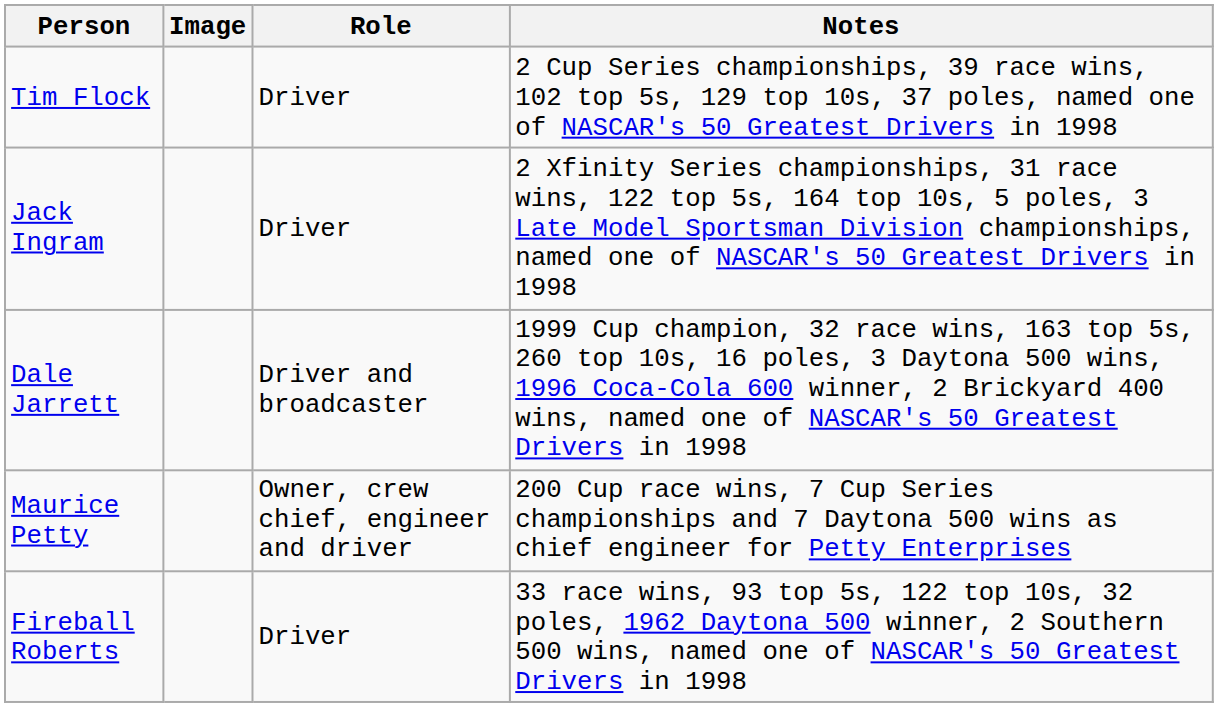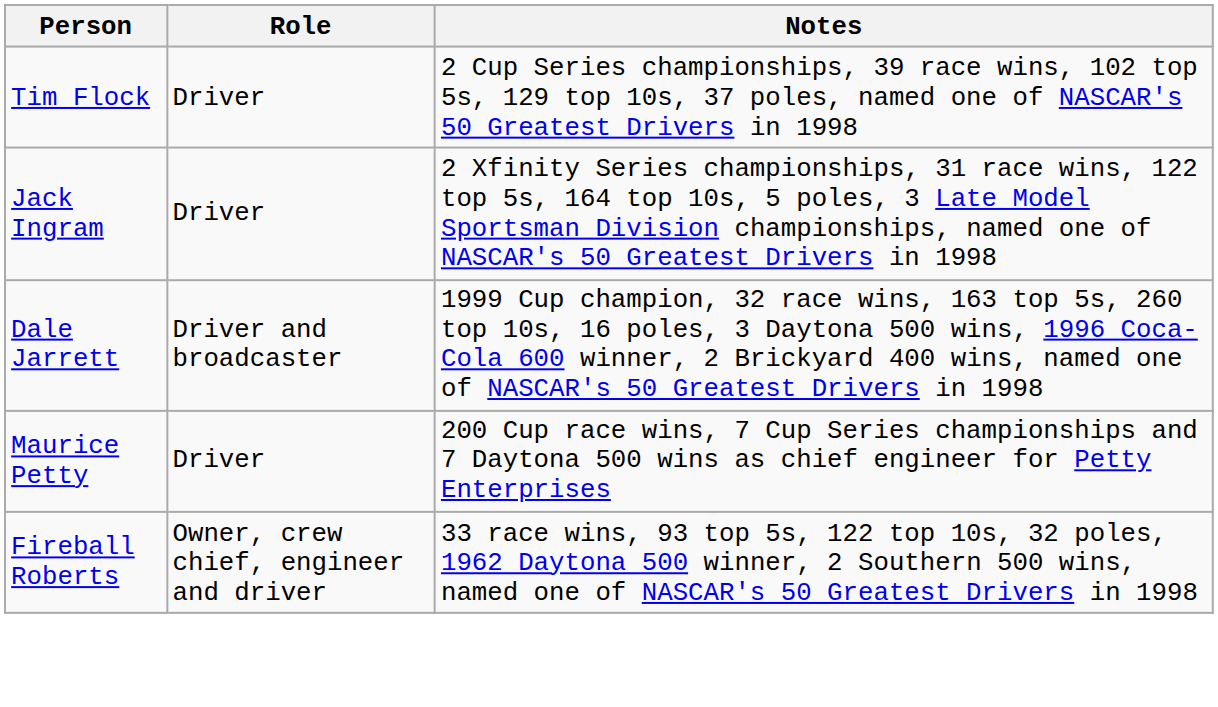- column: (208, 26)
(374, 520) Owner, crew chief, engineer and driver -> (219, 461) Driver
(305, 637) Driver -> (288, 562) Owner, crew chief, engineer and driver
